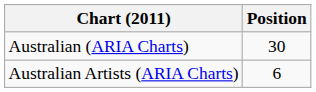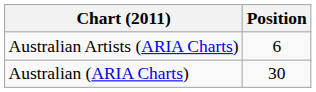rows swapped: (99, 45) <-> (124, 73)
